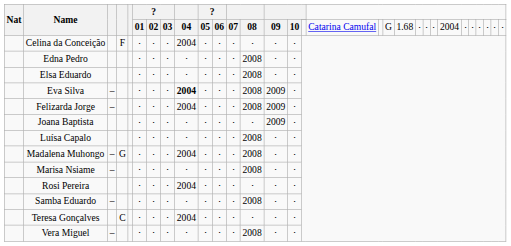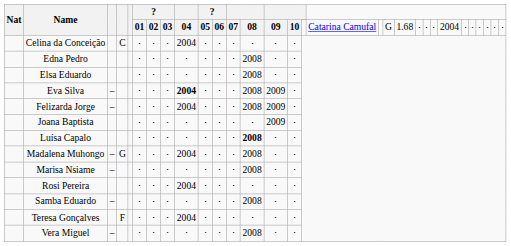(122, 43) F -> (122, 43) C
(252, 138) normal -> (252, 138) bold
(122, 217) C -> (122, 217) F
